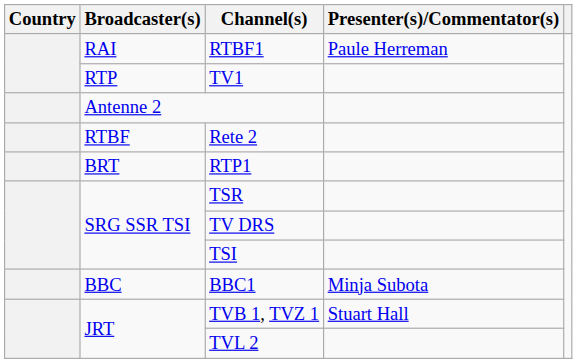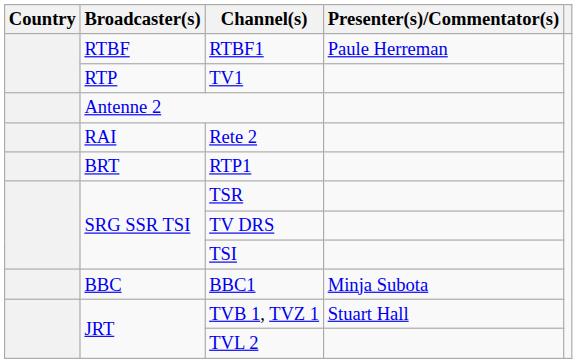(100, 48) RAI -> (107, 48) RTBF
(107, 136) RTBF -> (100, 136) RAI
